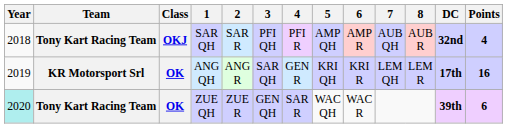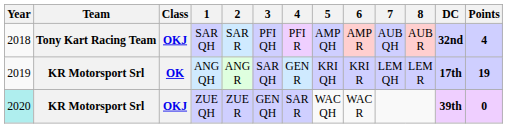(484, 72) 16 -> (484, 72) 19
(96, 106) Tony Kart Racing Team -> (96, 106) KR Motorsport Srl
(175, 106) OK -> (175, 106) OKJ
(484, 106) 6 -> (484, 106) 0
